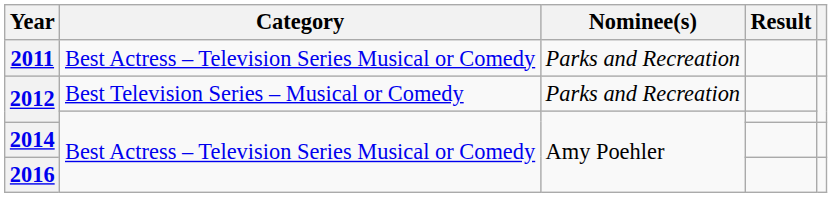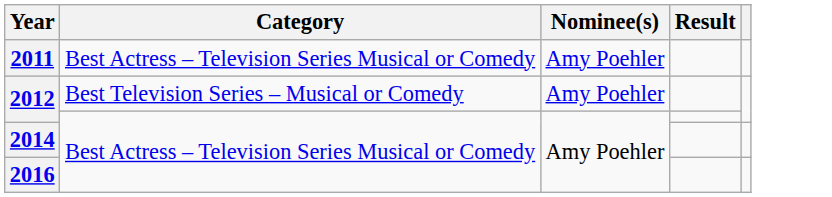(643, 57) Parks and Recreation -> (605, 57) Amy Poehler
(643, 93) Parks and Recreation -> (605, 93) Amy Poehler
